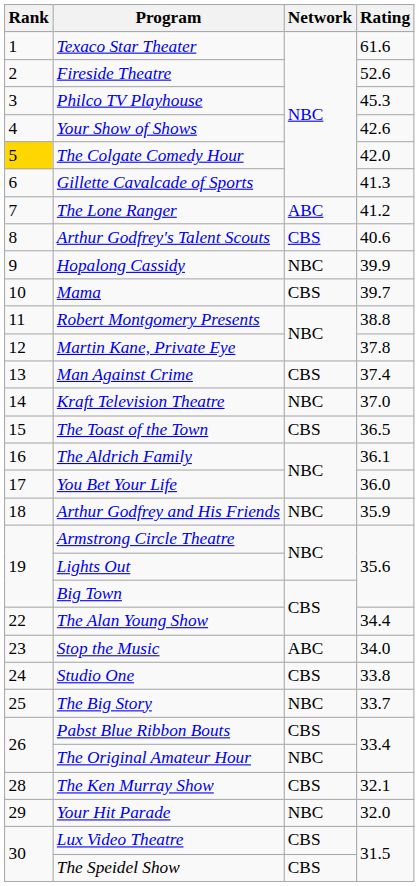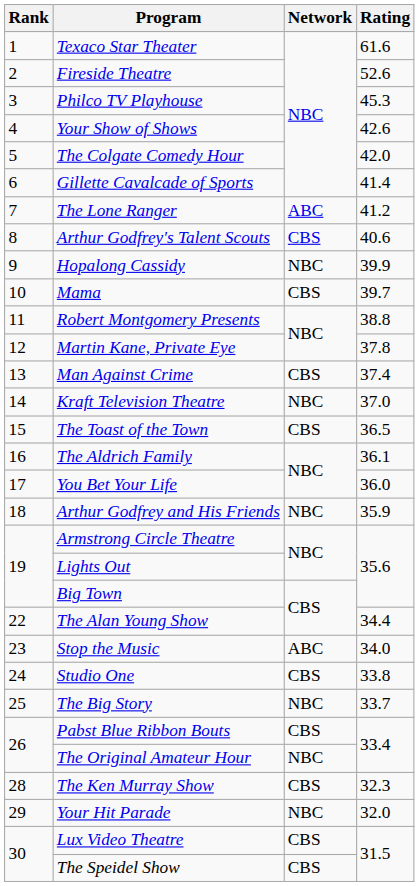(13, 155) gold background -> (13, 155) no background
(375, 182) 41.3 -> (375, 182) 41.4
(375, 785) 32.1 -> (375, 785) 32.3
